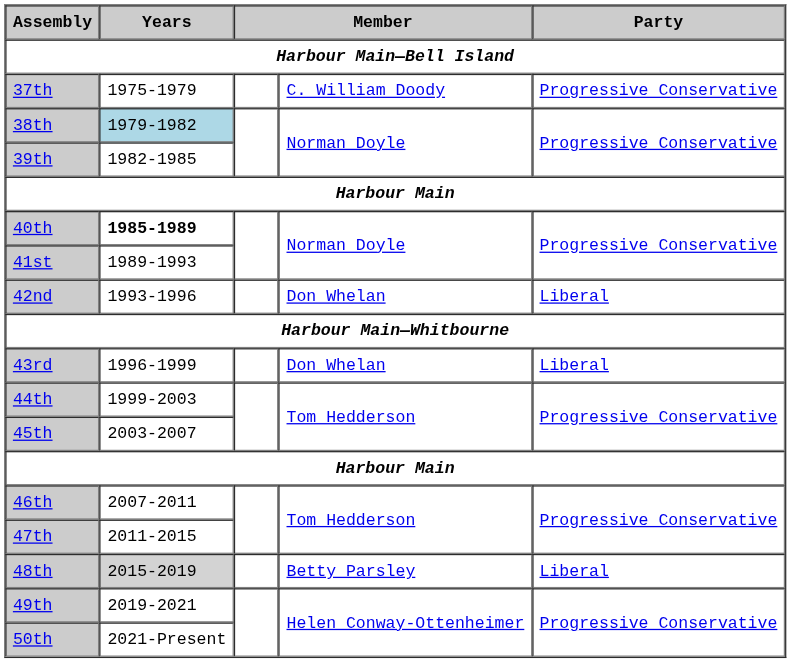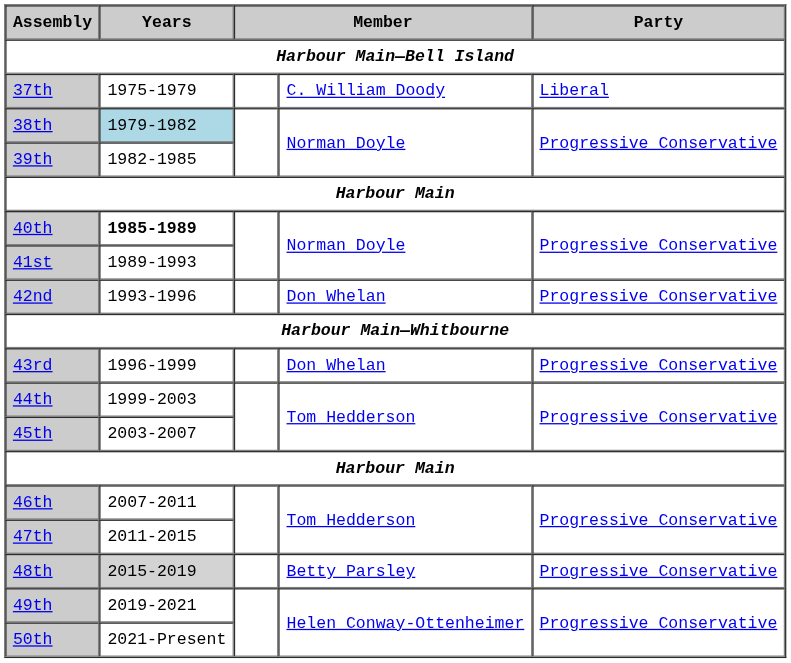(658, 91) Progressive Conservative -> (574, 91) Liberal
(574, 297) Liberal -> (658, 297) Progressive Conservative
(574, 365) Liberal -> (658, 365) Progressive Conservative
(574, 571) Liberal -> (658, 571) Progressive Conservative
